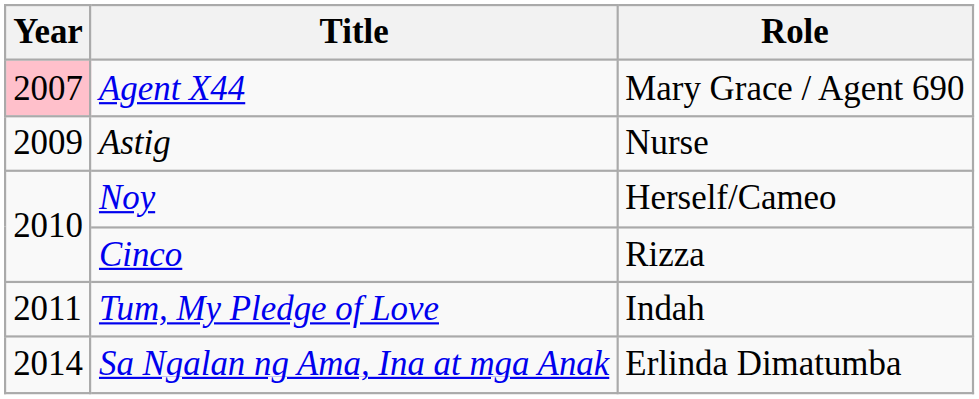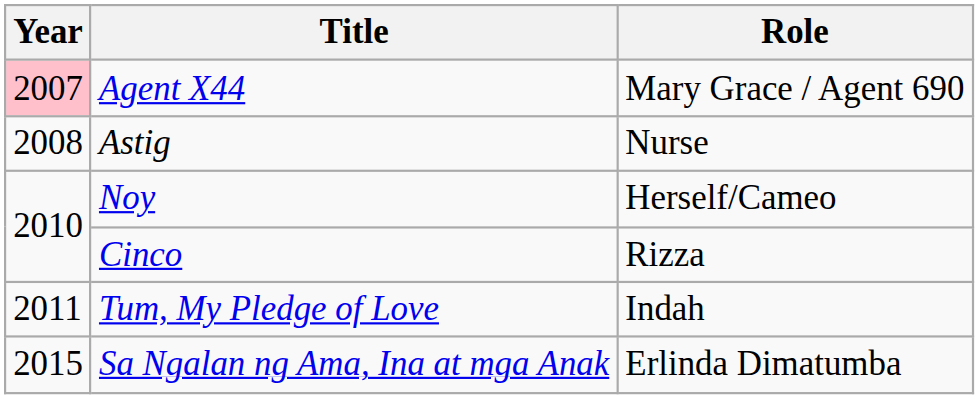(48, 142) 2009 -> (48, 142) 2008
(48, 364) 2014 -> (48, 364) 2015
